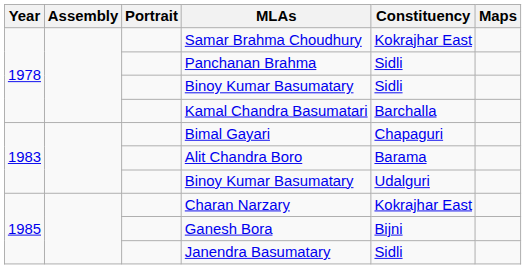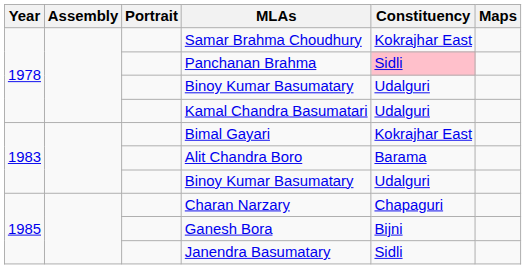(389, 63) no background -> (389, 63) pink background
(389, 87) Sidli -> (402, 87) Udalguri
(405, 110) Barchalla -> (402, 110) Udalguri
(409, 134) Chapaguri -> (423, 134) Kokrajhar East
(423, 205) Kokrajhar East -> (409, 205) Chapaguri
